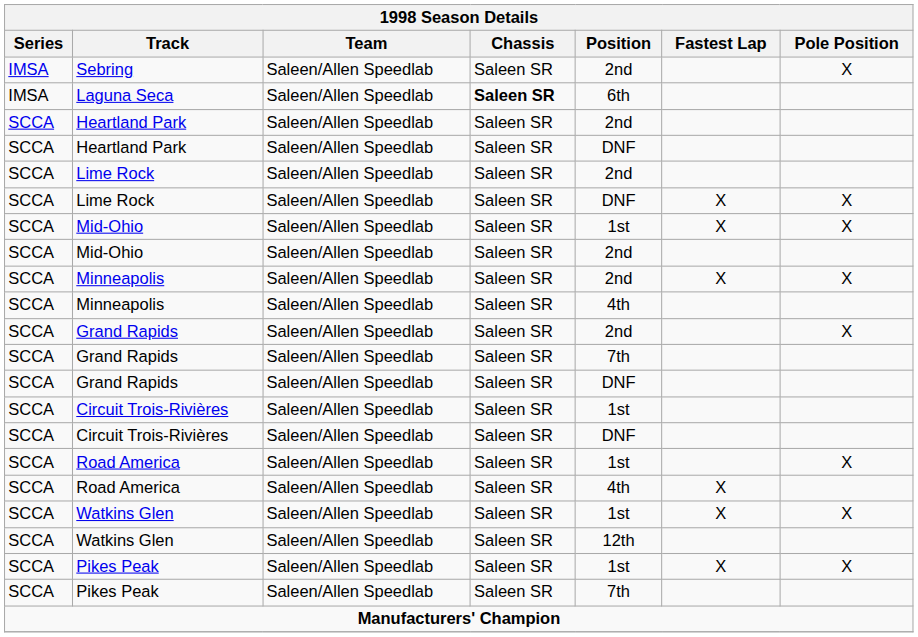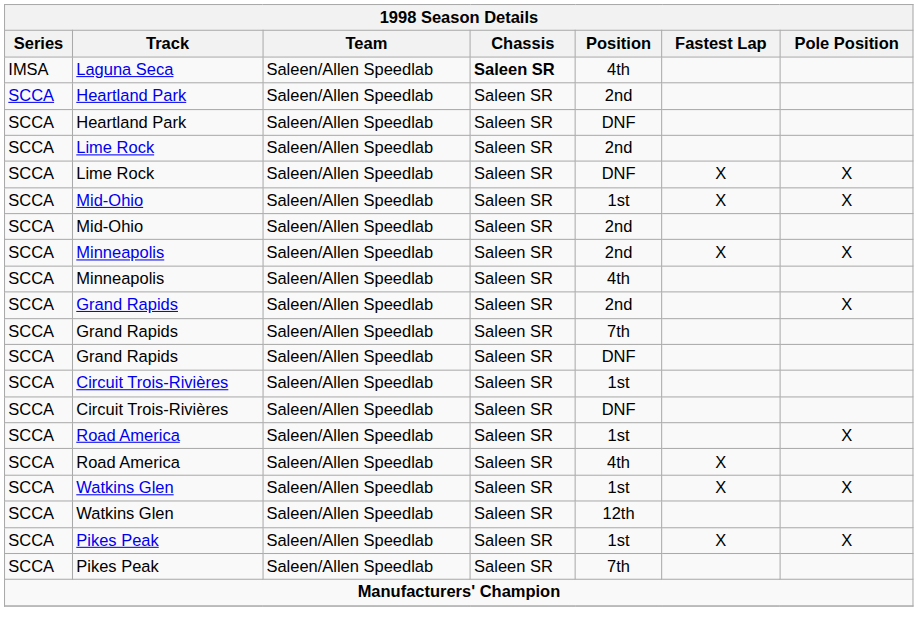- row: (28, 69)
(619, 95) 6th -> (619, 69) 4th
